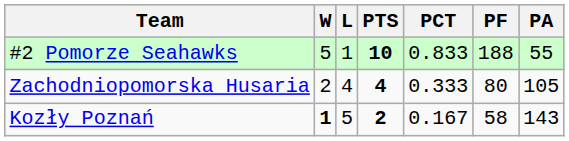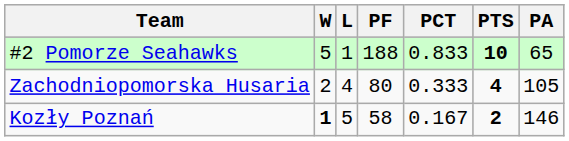columns swapped: (381, 21) <-> (496, 21)
(541, 54) 55 -> (541, 54) 65
(541, 119) 143 -> (541, 119) 146
